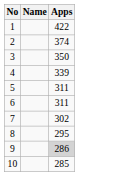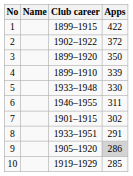+ column: (75, 12)
(62, 42) 374 -> (115, 42) 372
(62, 88) 311 -> (115, 88) 330
(62, 133) 295 -> (115, 133) 291
